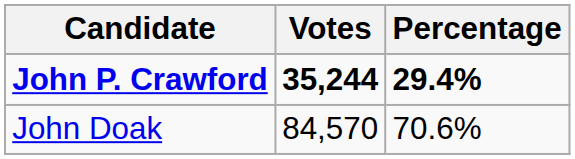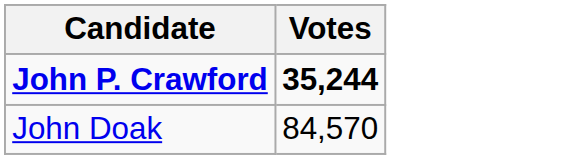- column: (477, 29)
